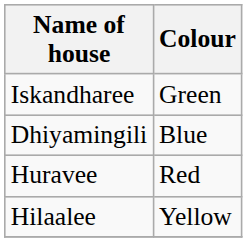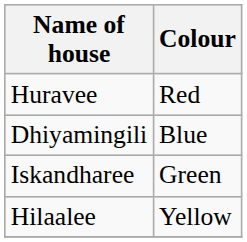rows swapped: (54, 175) <-> (73, 94)
